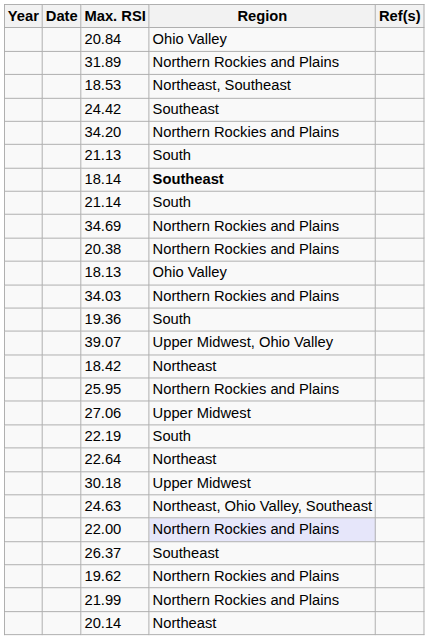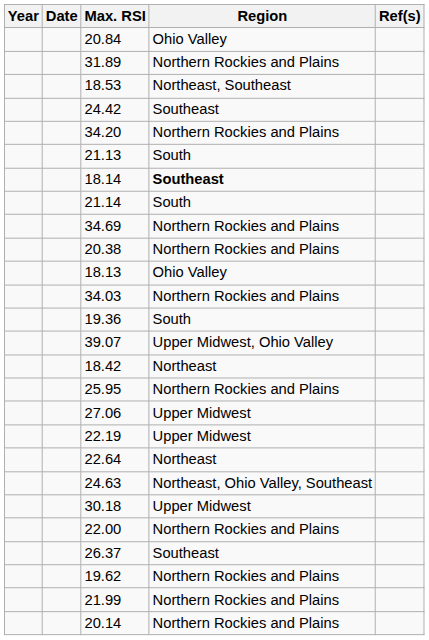(172, 436) South -> (202, 436) Upper Midwest
rows swapped: (103, 483) <-> (103, 506)
(246, 529) lavender background -> (246, 529) no background
(184, 623) Northeast -> (246, 623) Northern Rockies and Plains
